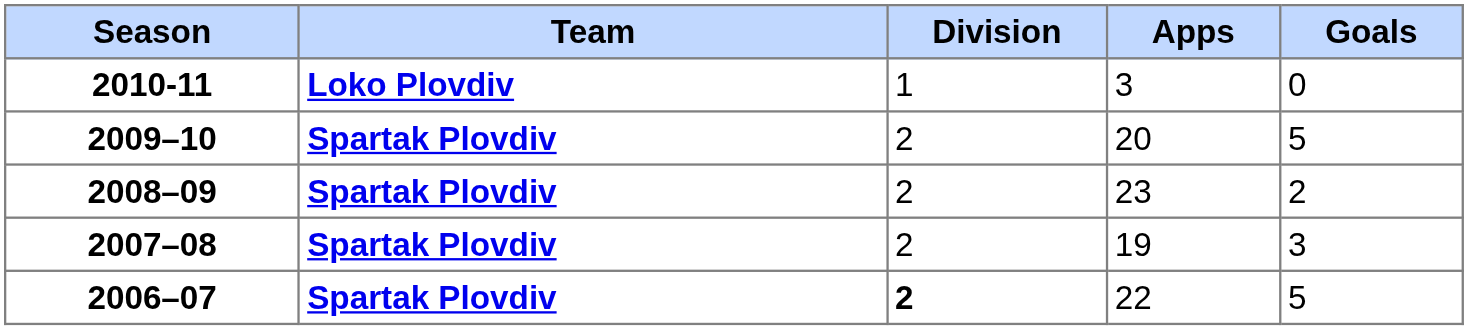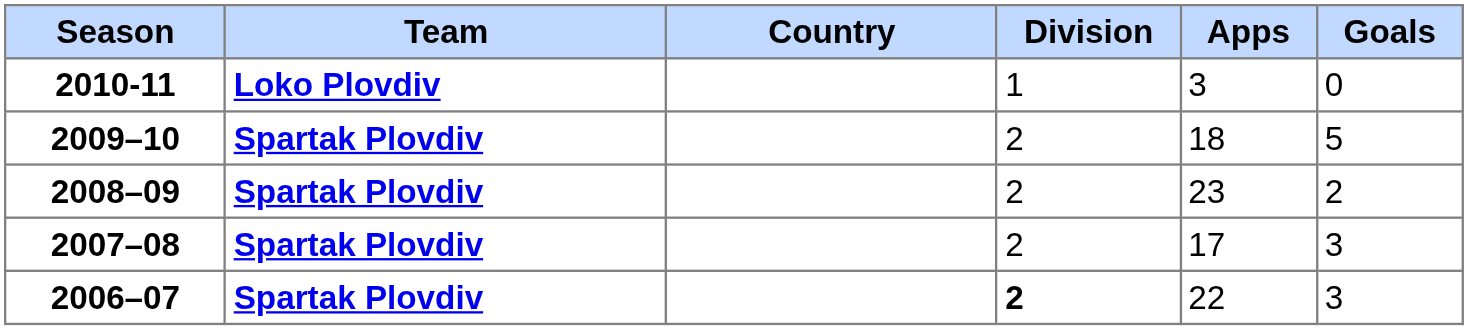+ column: (832, 32)
(1133, 138) 20 -> (1207, 138) 18
(1133, 244) 19 -> (1207, 244) 17
(1297, 297) 5 -> (1334, 297) 3
